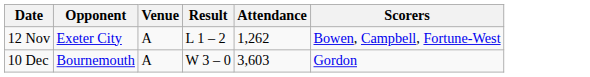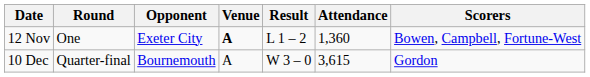+ column: (94, 15)
(147, 38) normal -> (227, 38) bold
(253, 38) 1,262 -> (334, 38) 1,360
(253, 60) 3,603 -> (334, 60) 3,615
